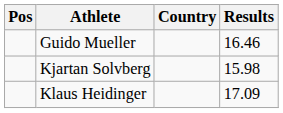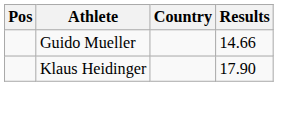(242, 42) 16.46 -> (238, 42) 14.66
- row: (95, 68)
(242, 94) 17.09 -> (238, 68) 17.90
